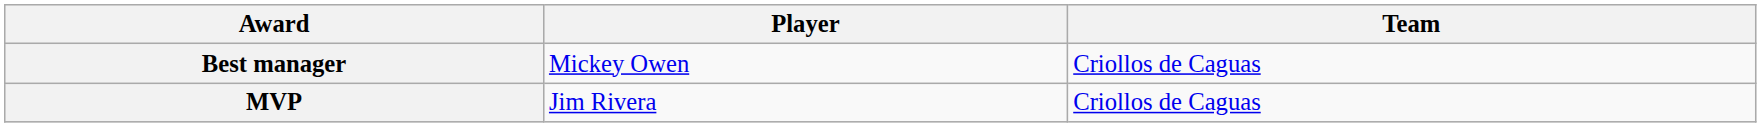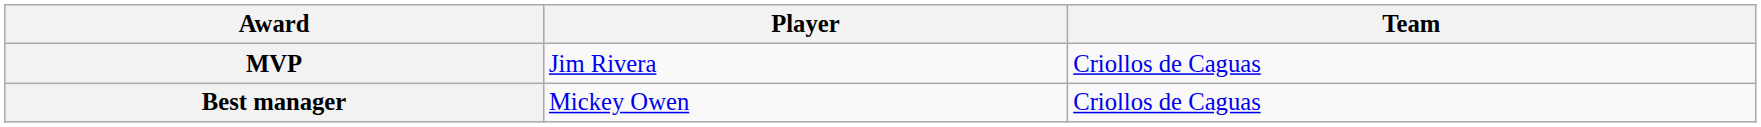rows swapped: (274, 102) <-> (274, 63)
